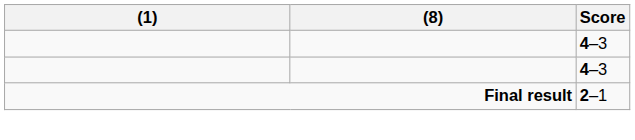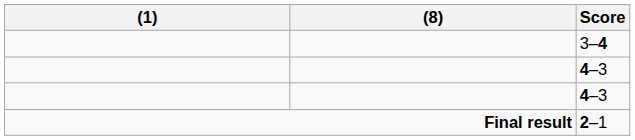+ row: (147, 44)
